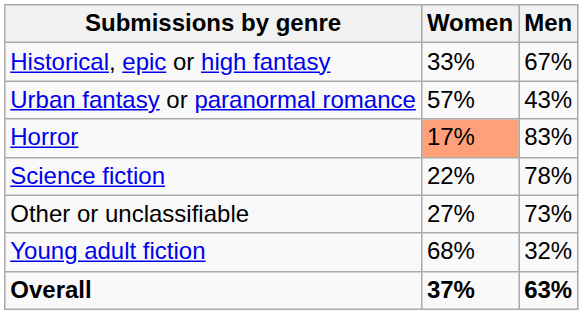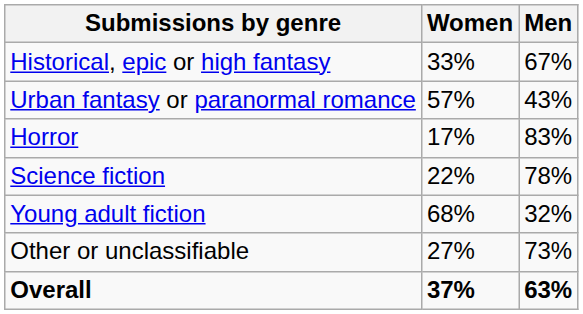(451, 137) lightsalmon background -> (451, 137) no background
rows swapped: (108, 251) <-> (130, 213)
